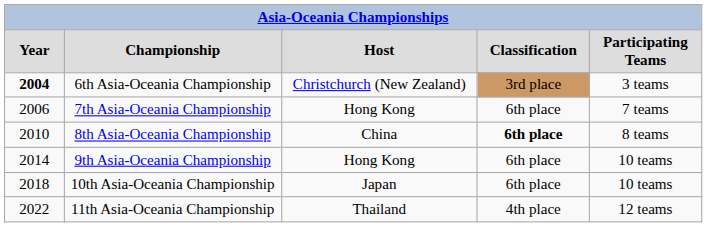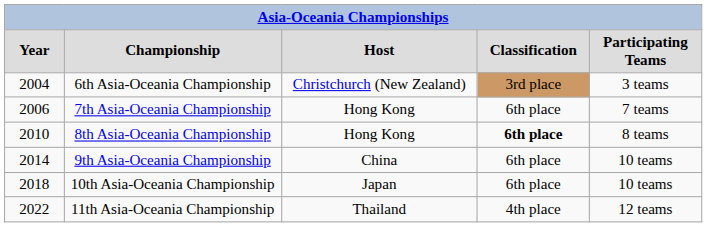(34, 85) bold -> (34, 85) normal
(379, 134) China -> (379, 134) Hong Kong
(379, 159) Hong Kong -> (379, 159) China
